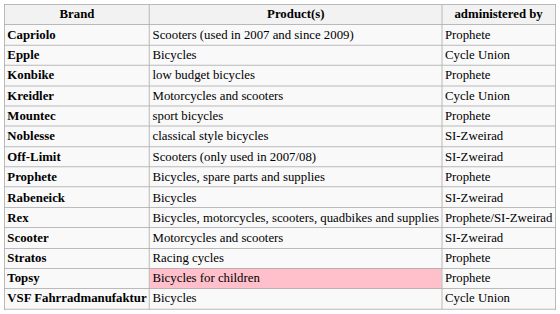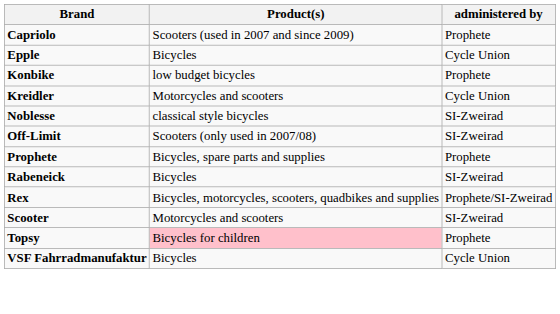- row: (32, 116)
- row: (27, 258)
